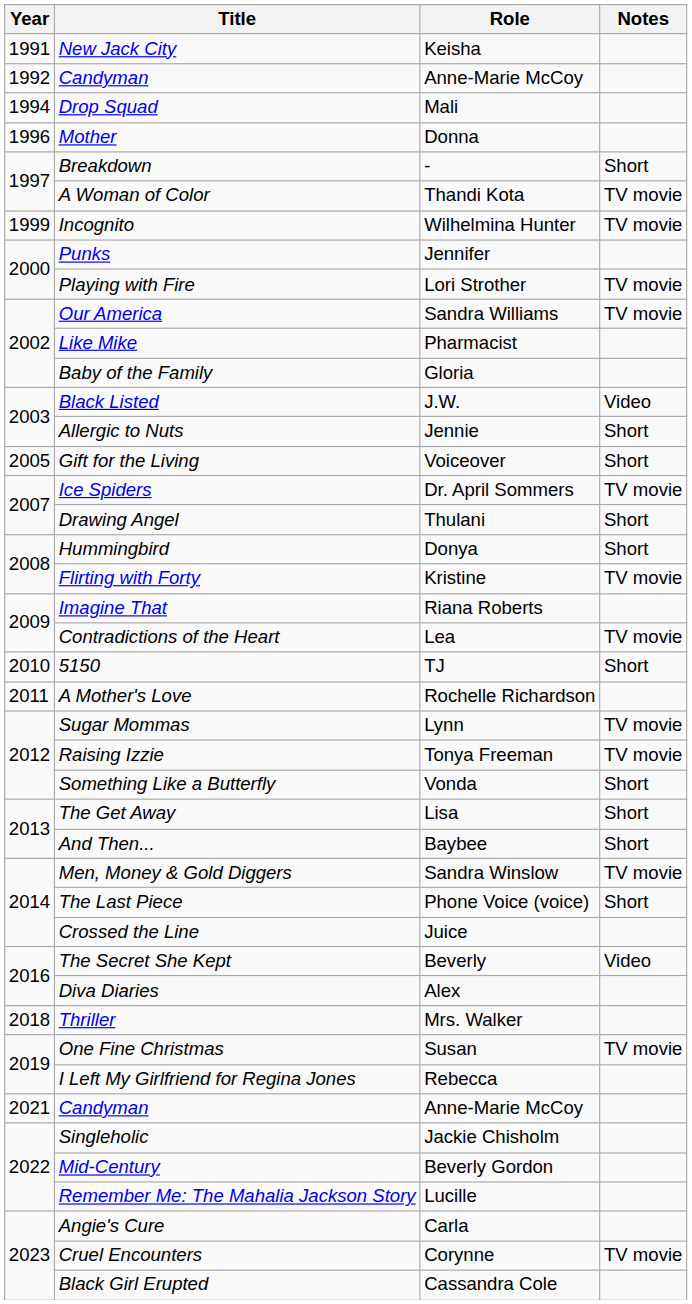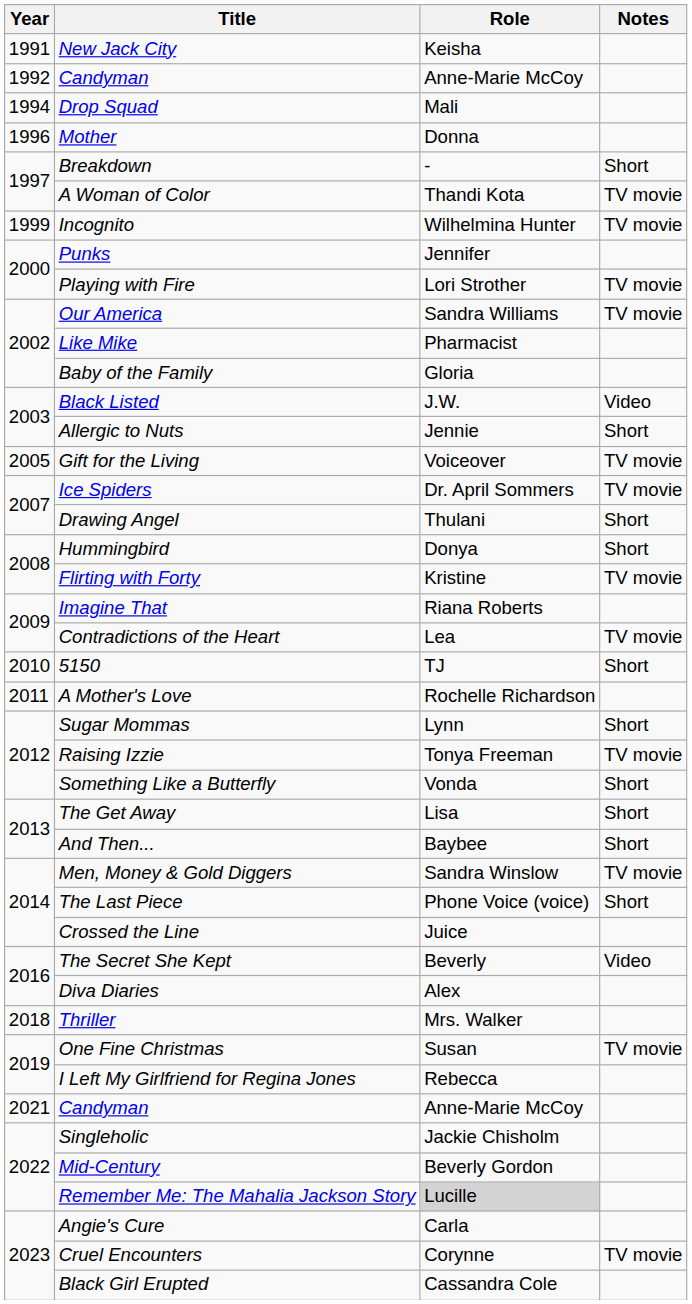(626, 460) Short -> (643, 460) TV movie
(643, 725) TV movie -> (626, 725) Short
(450, 1196) no background -> (450, 1196) lightgrey background
